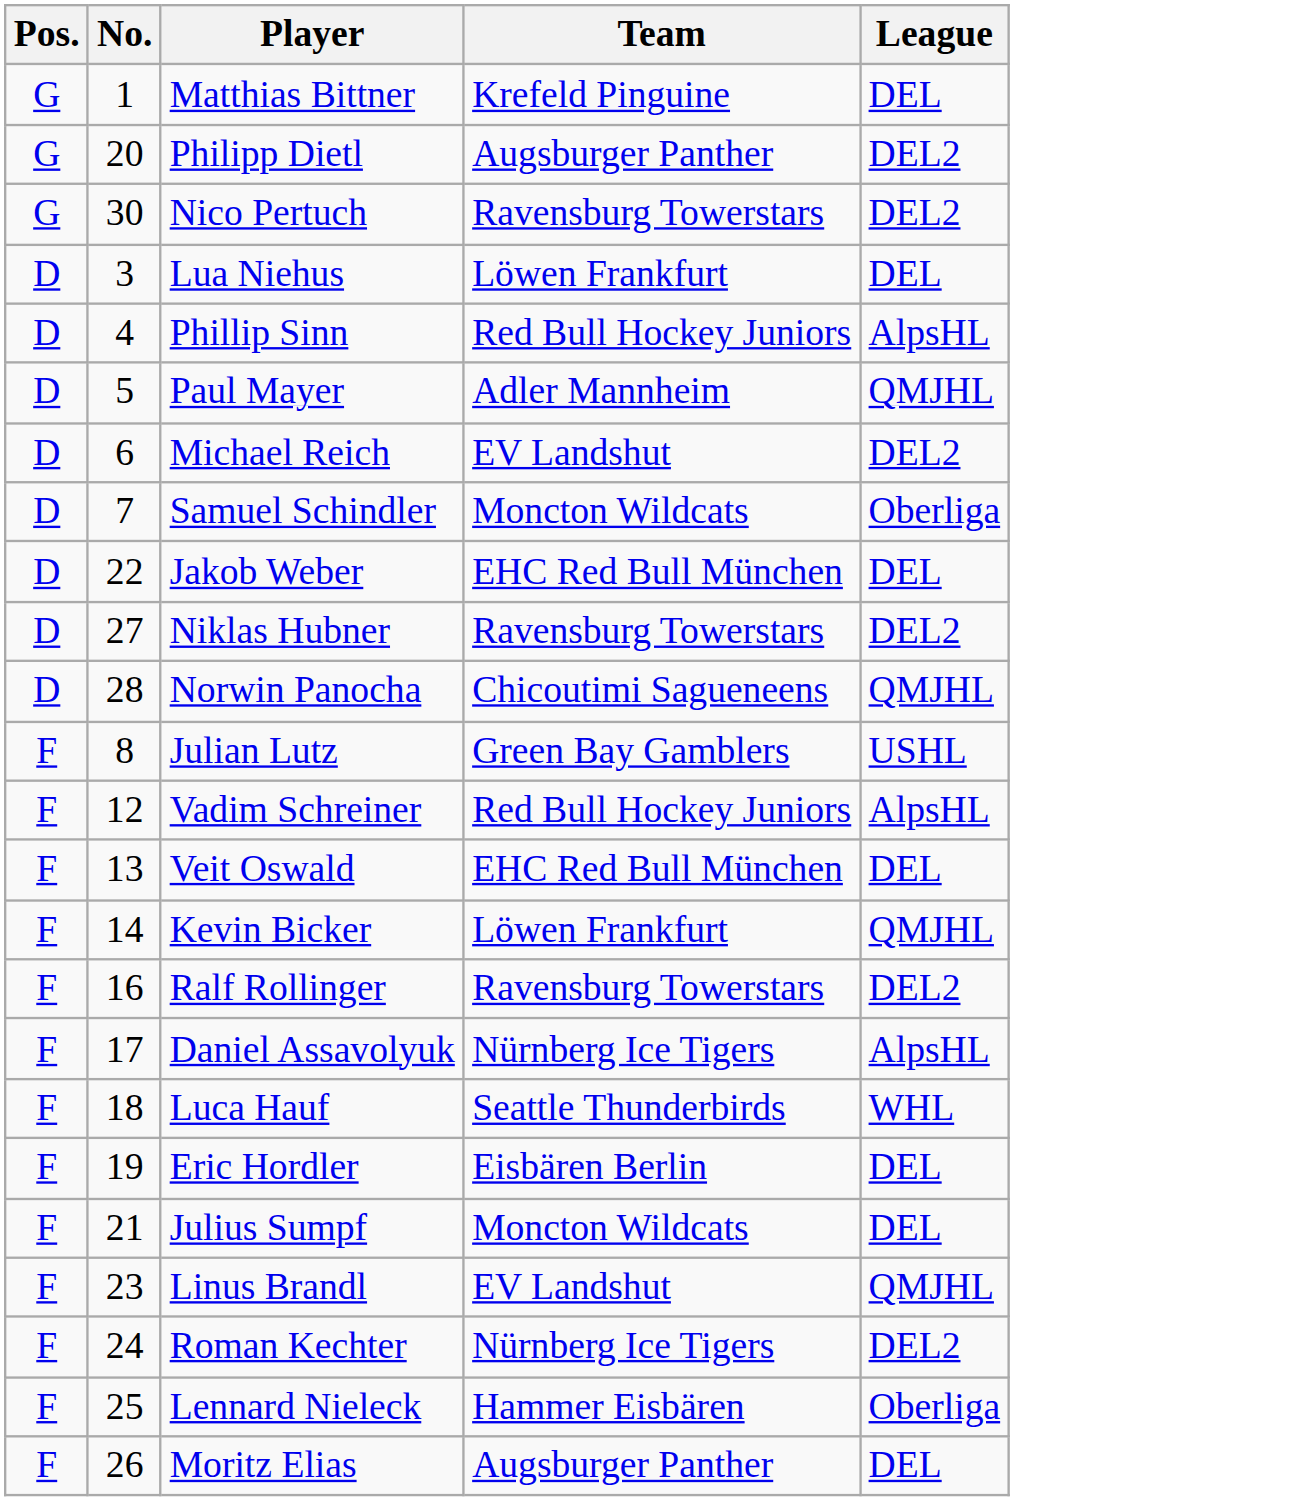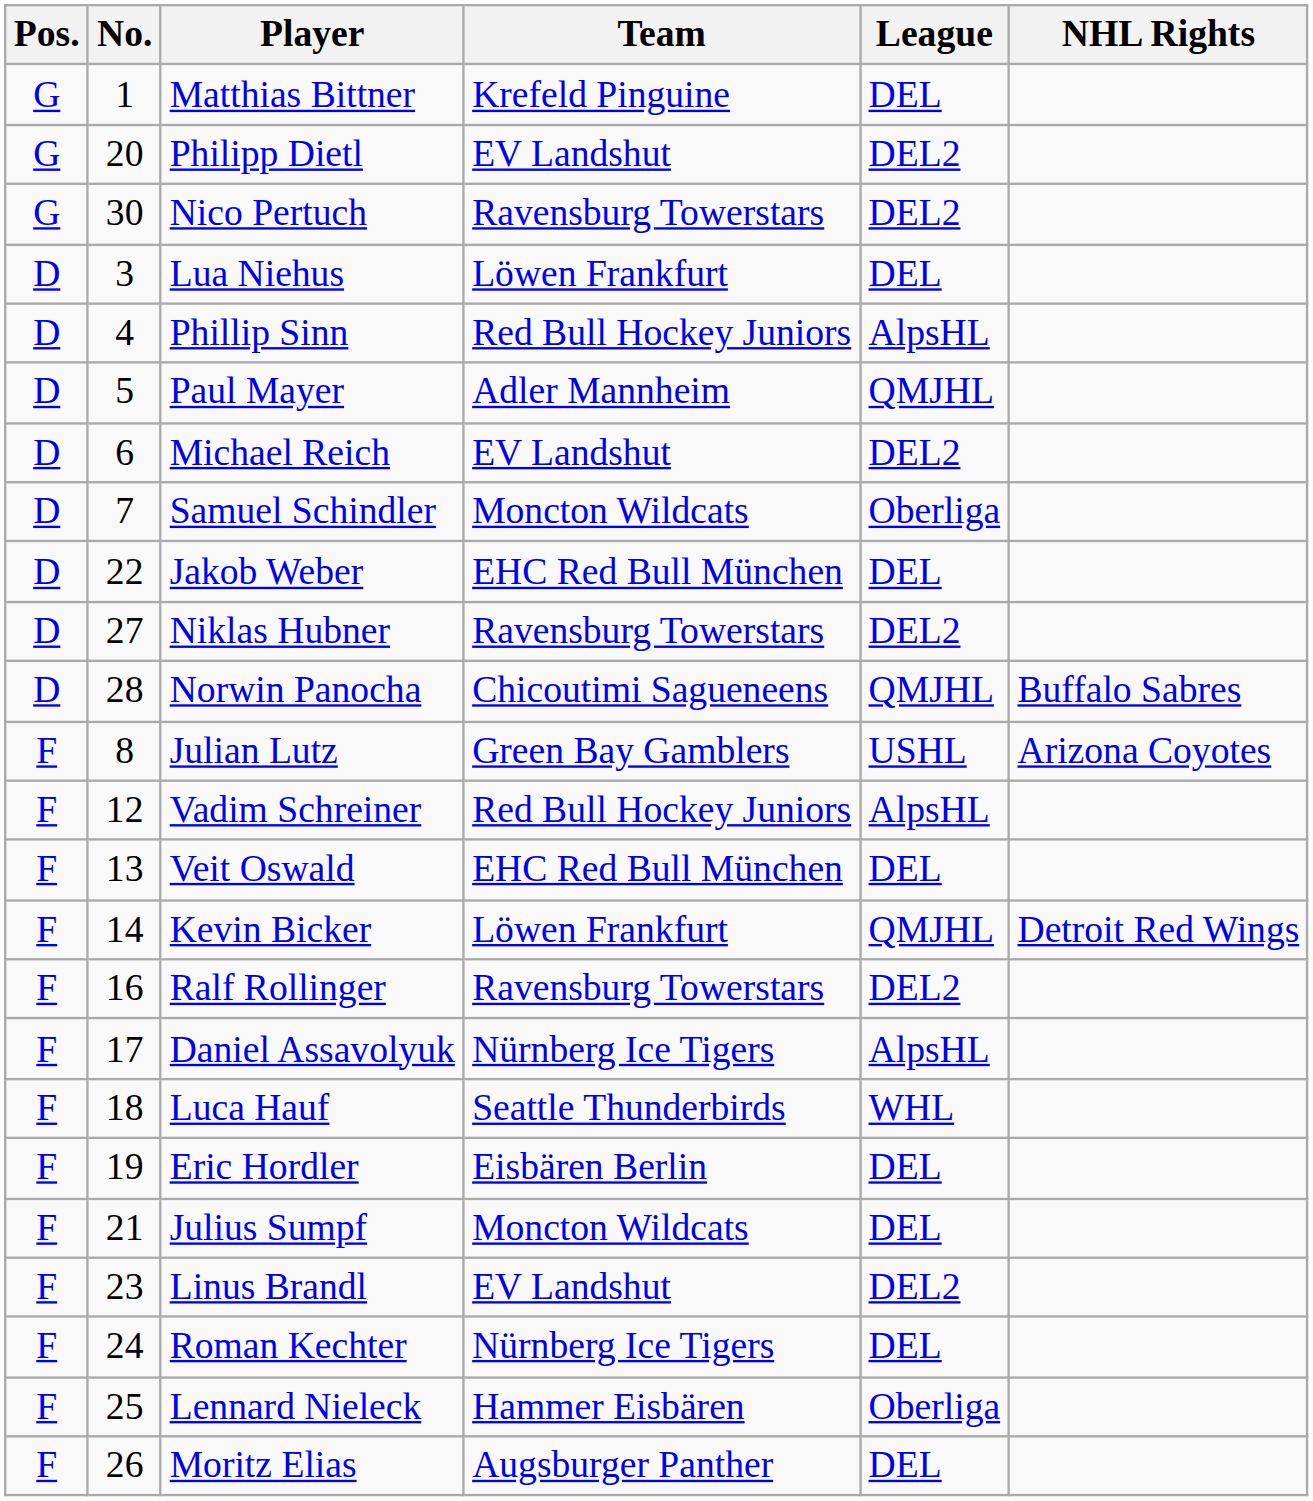+ column: (1158, 34)
(623, 153) Augsburger Panther -> (572, 153) EV Landshut
(931, 1286) QMJHL -> (915, 1286) DEL2
(915, 1346) DEL2 -> (905, 1346) DEL
